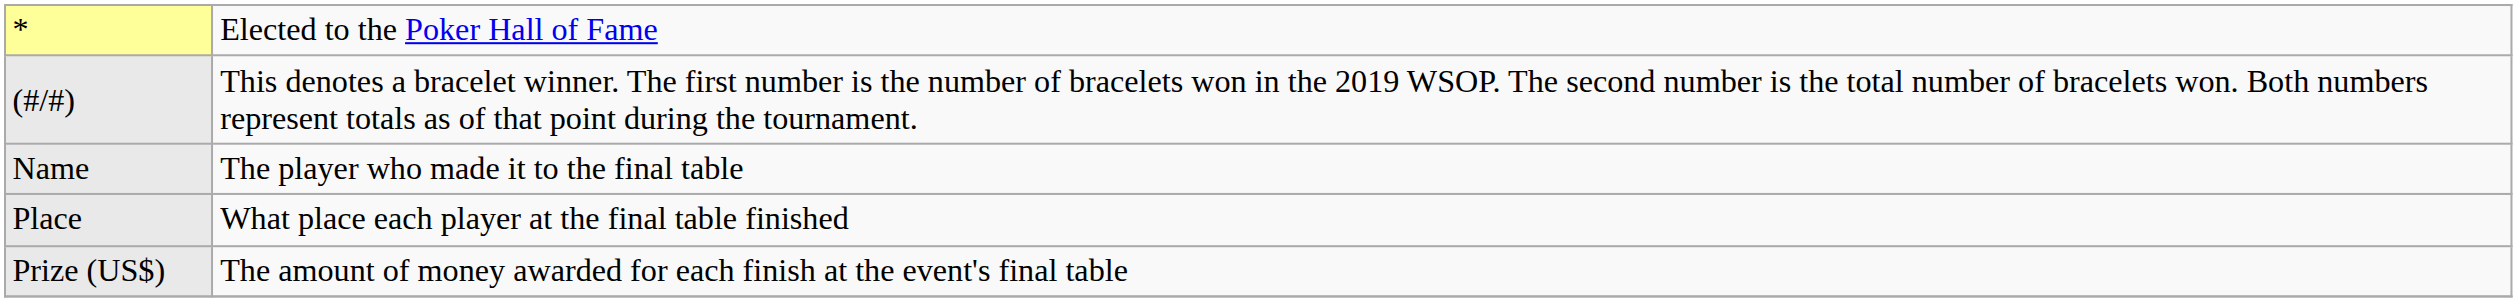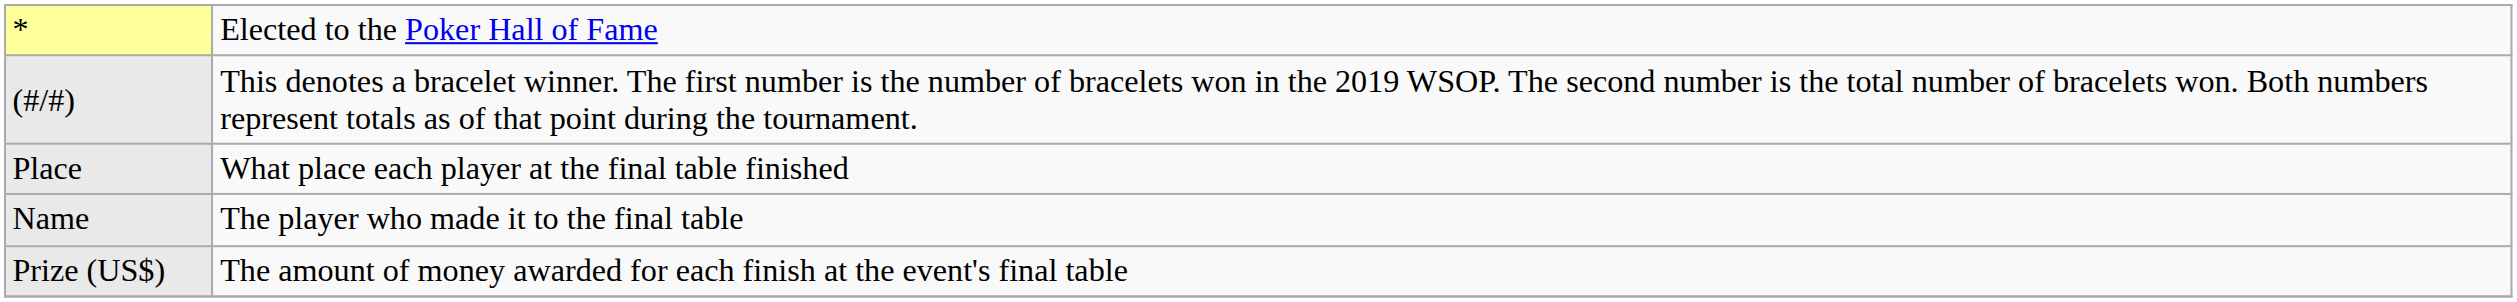rows swapped: (47, 219) <-> (51, 168)
